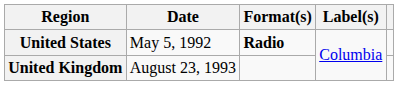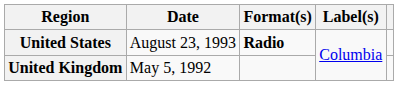(170, 42) May 5, 1992 -> (183, 42) August 23, 1993
(183, 67) August 23, 1993 -> (170, 67) May 5, 1992
